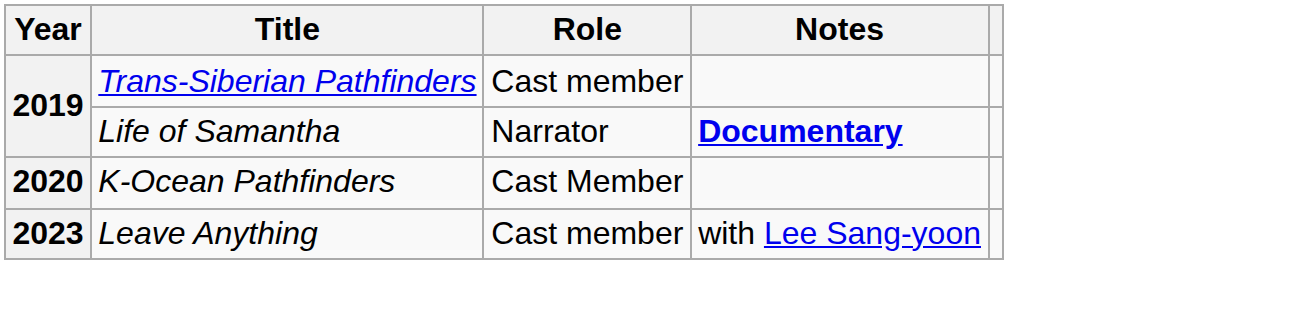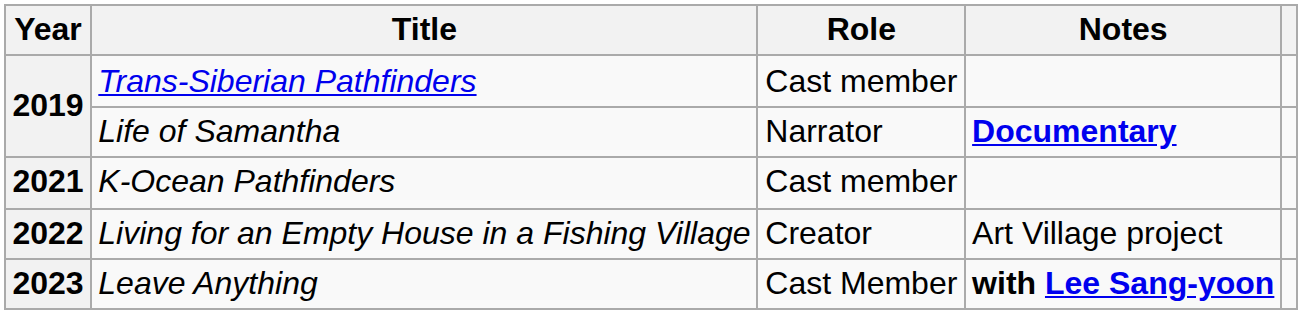(48, 182) 2020 -> (48, 182) 2021
(587, 182) Cast Member -> (861, 182) Cast member
+ row: (424, 232)
(587, 232) Cast member -> (861, 283) Cast Member
(840, 232) normal -> (1123, 283) bold
